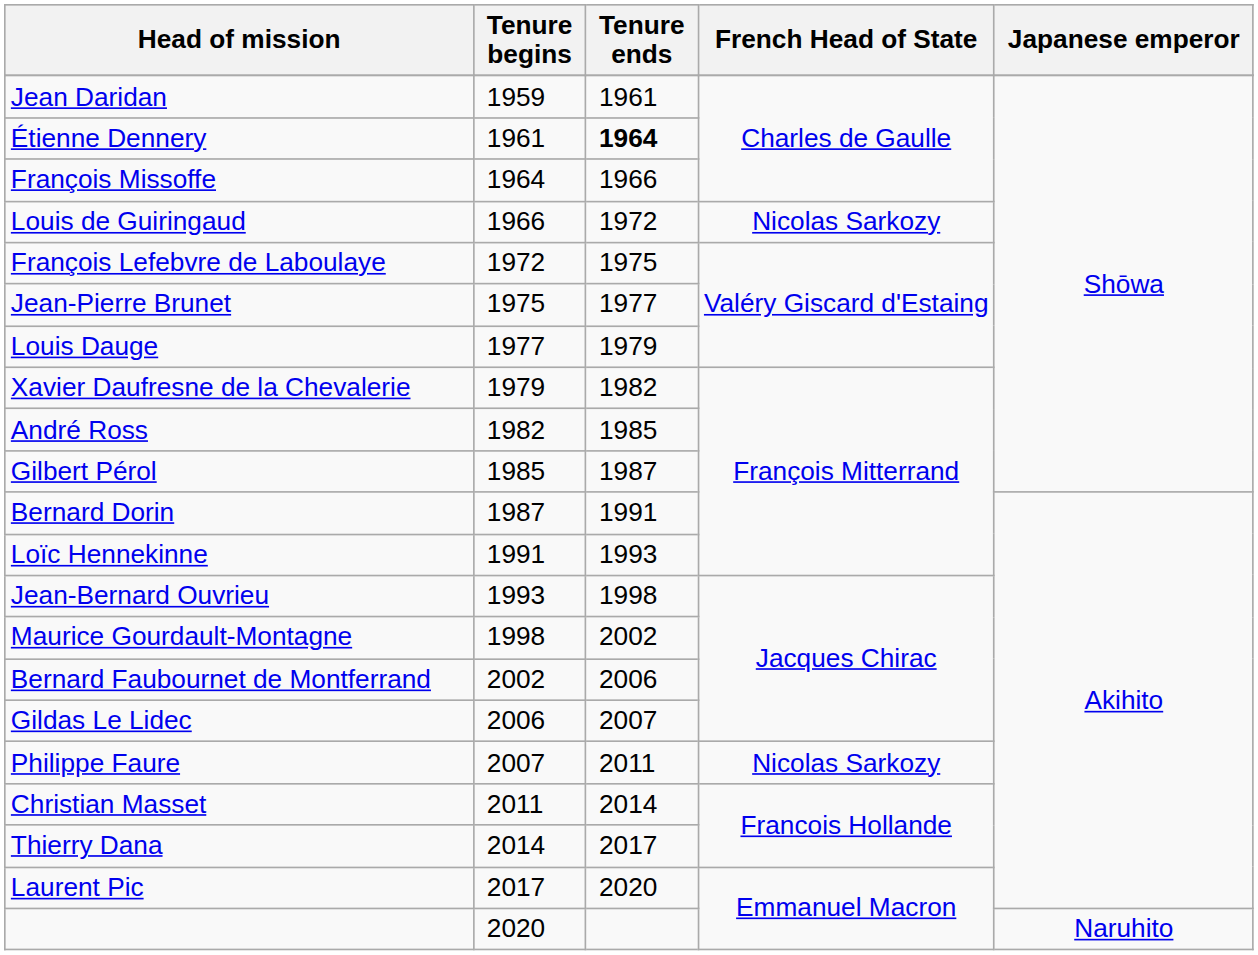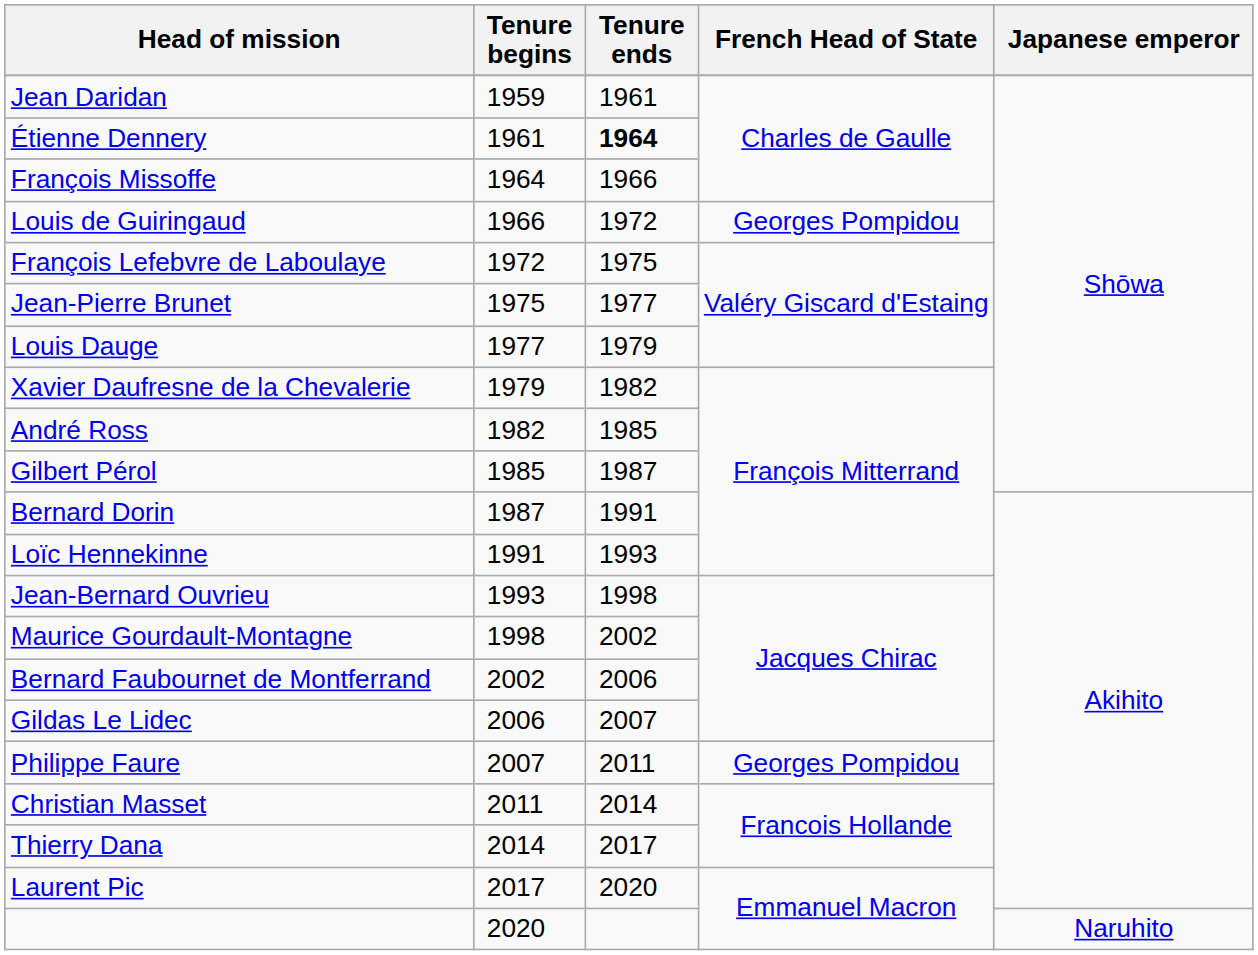(846, 221) Nicolas Sarkozy -> (846, 221) Georges Pompidou
(846, 762) Nicolas Sarkozy -> (846, 762) Georges Pompidou
